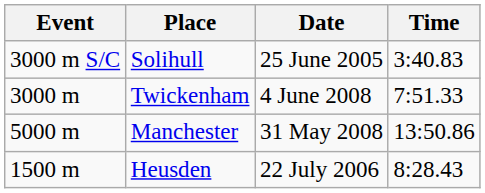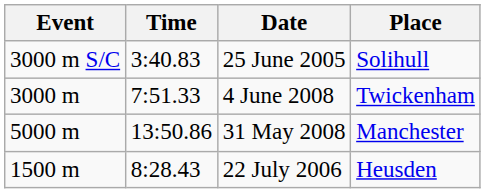columns swapped: (434, 22) <-> (190, 22)
